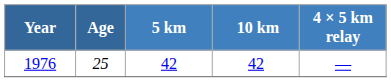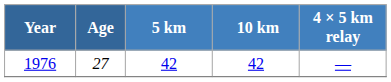(101, 63) 25 -> (101, 63) 27
